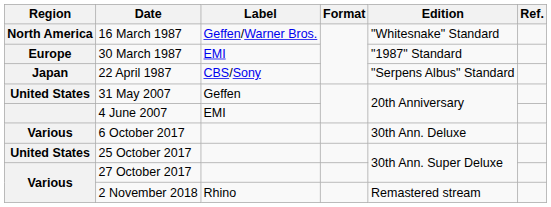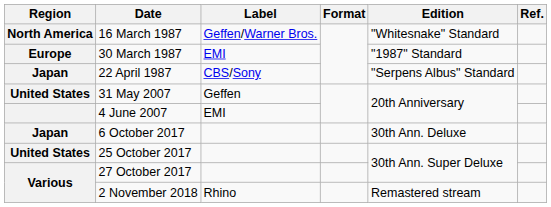(50, 133) Various -> (50, 133) Japan
